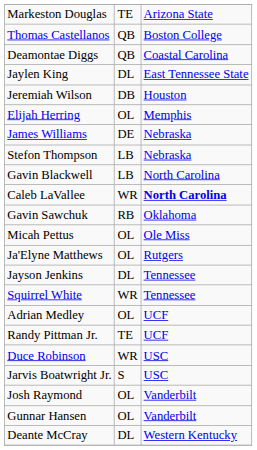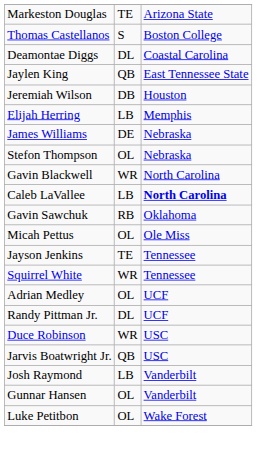(126, 34) QB -> (121, 34) S
(126, 54) QB -> (126, 54) DL
(126, 74) DL -> (126, 74) QB
(126, 114) OL -> (125, 114) LB
(125, 154) LB -> (126, 154) OL
(125, 174) LB -> (128, 174) WR
(128, 194) WR -> (125, 194) LB
- row: (55, 255)
(126, 275) DL -> (125, 255) TE
(125, 335) TE -> (126, 315) DL
(121, 375) S -> (126, 355) QB
(126, 395) OL -> (125, 375) LB
+ row: (43, 415)
- row: (47, 435)
